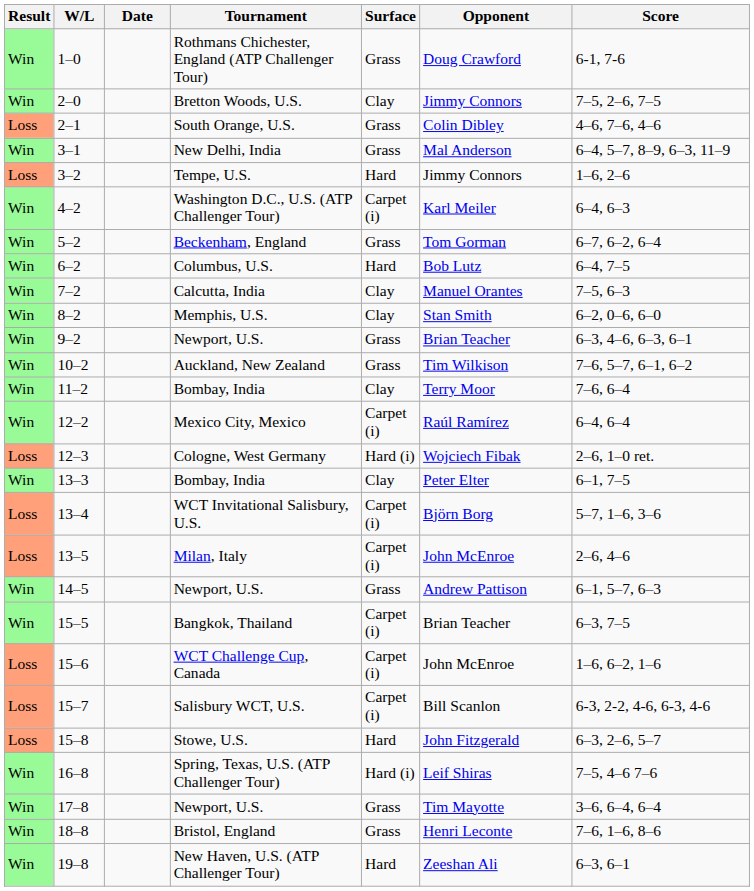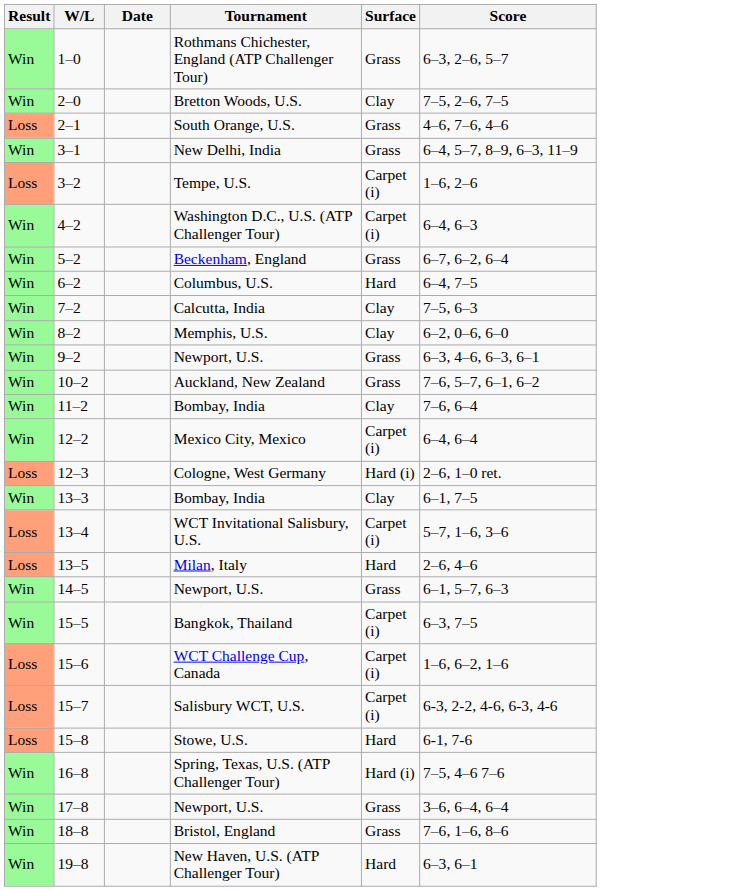- column: (496, 16)
(600, 58) 6-1, 7-6 -> (466, 58) 6–3, 2–6, 5–7
(381, 174) Hard -> (386, 183) Carpet (i)
(386, 555) Carpet (i) -> (381, 564) Hard
(618, 740) 6–3, 2–6, 5–7 -> (448, 740) 6-1, 7-6
